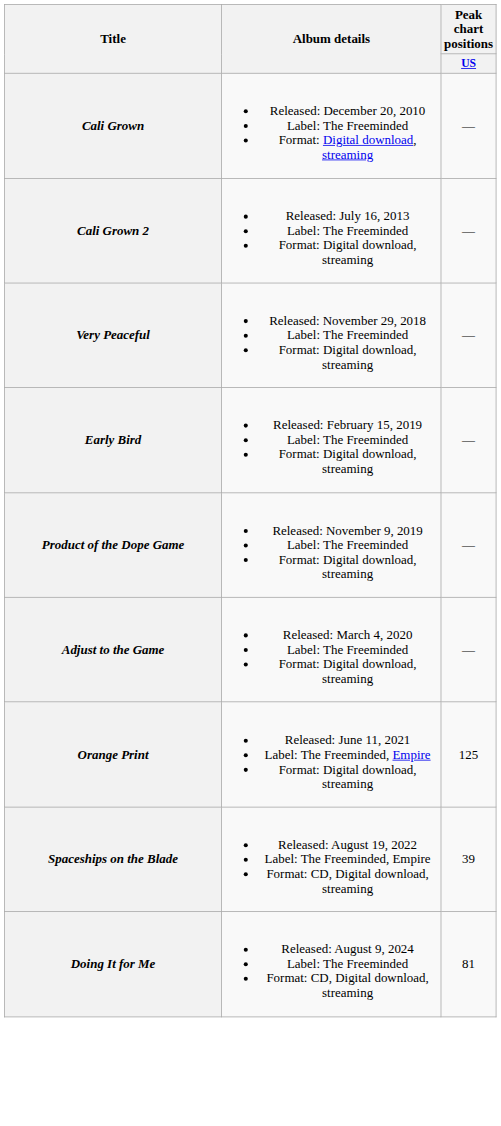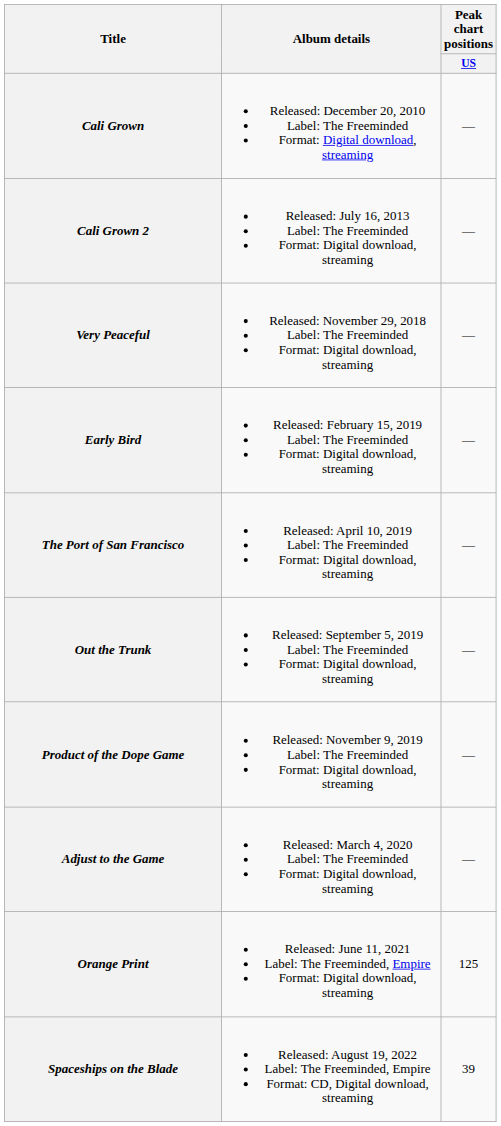+ row: (113, 545)
+ row: (113, 649)
- row: (113, 964)
